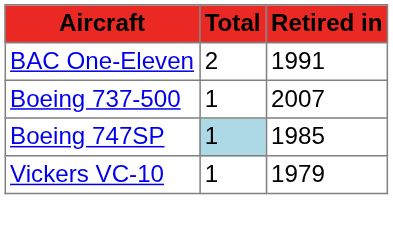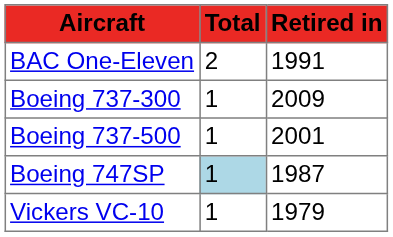+ row: (95, 98)
(298, 98) 2007 -> (298, 136) 2001
(298, 136) 1985 -> (298, 174) 1987
